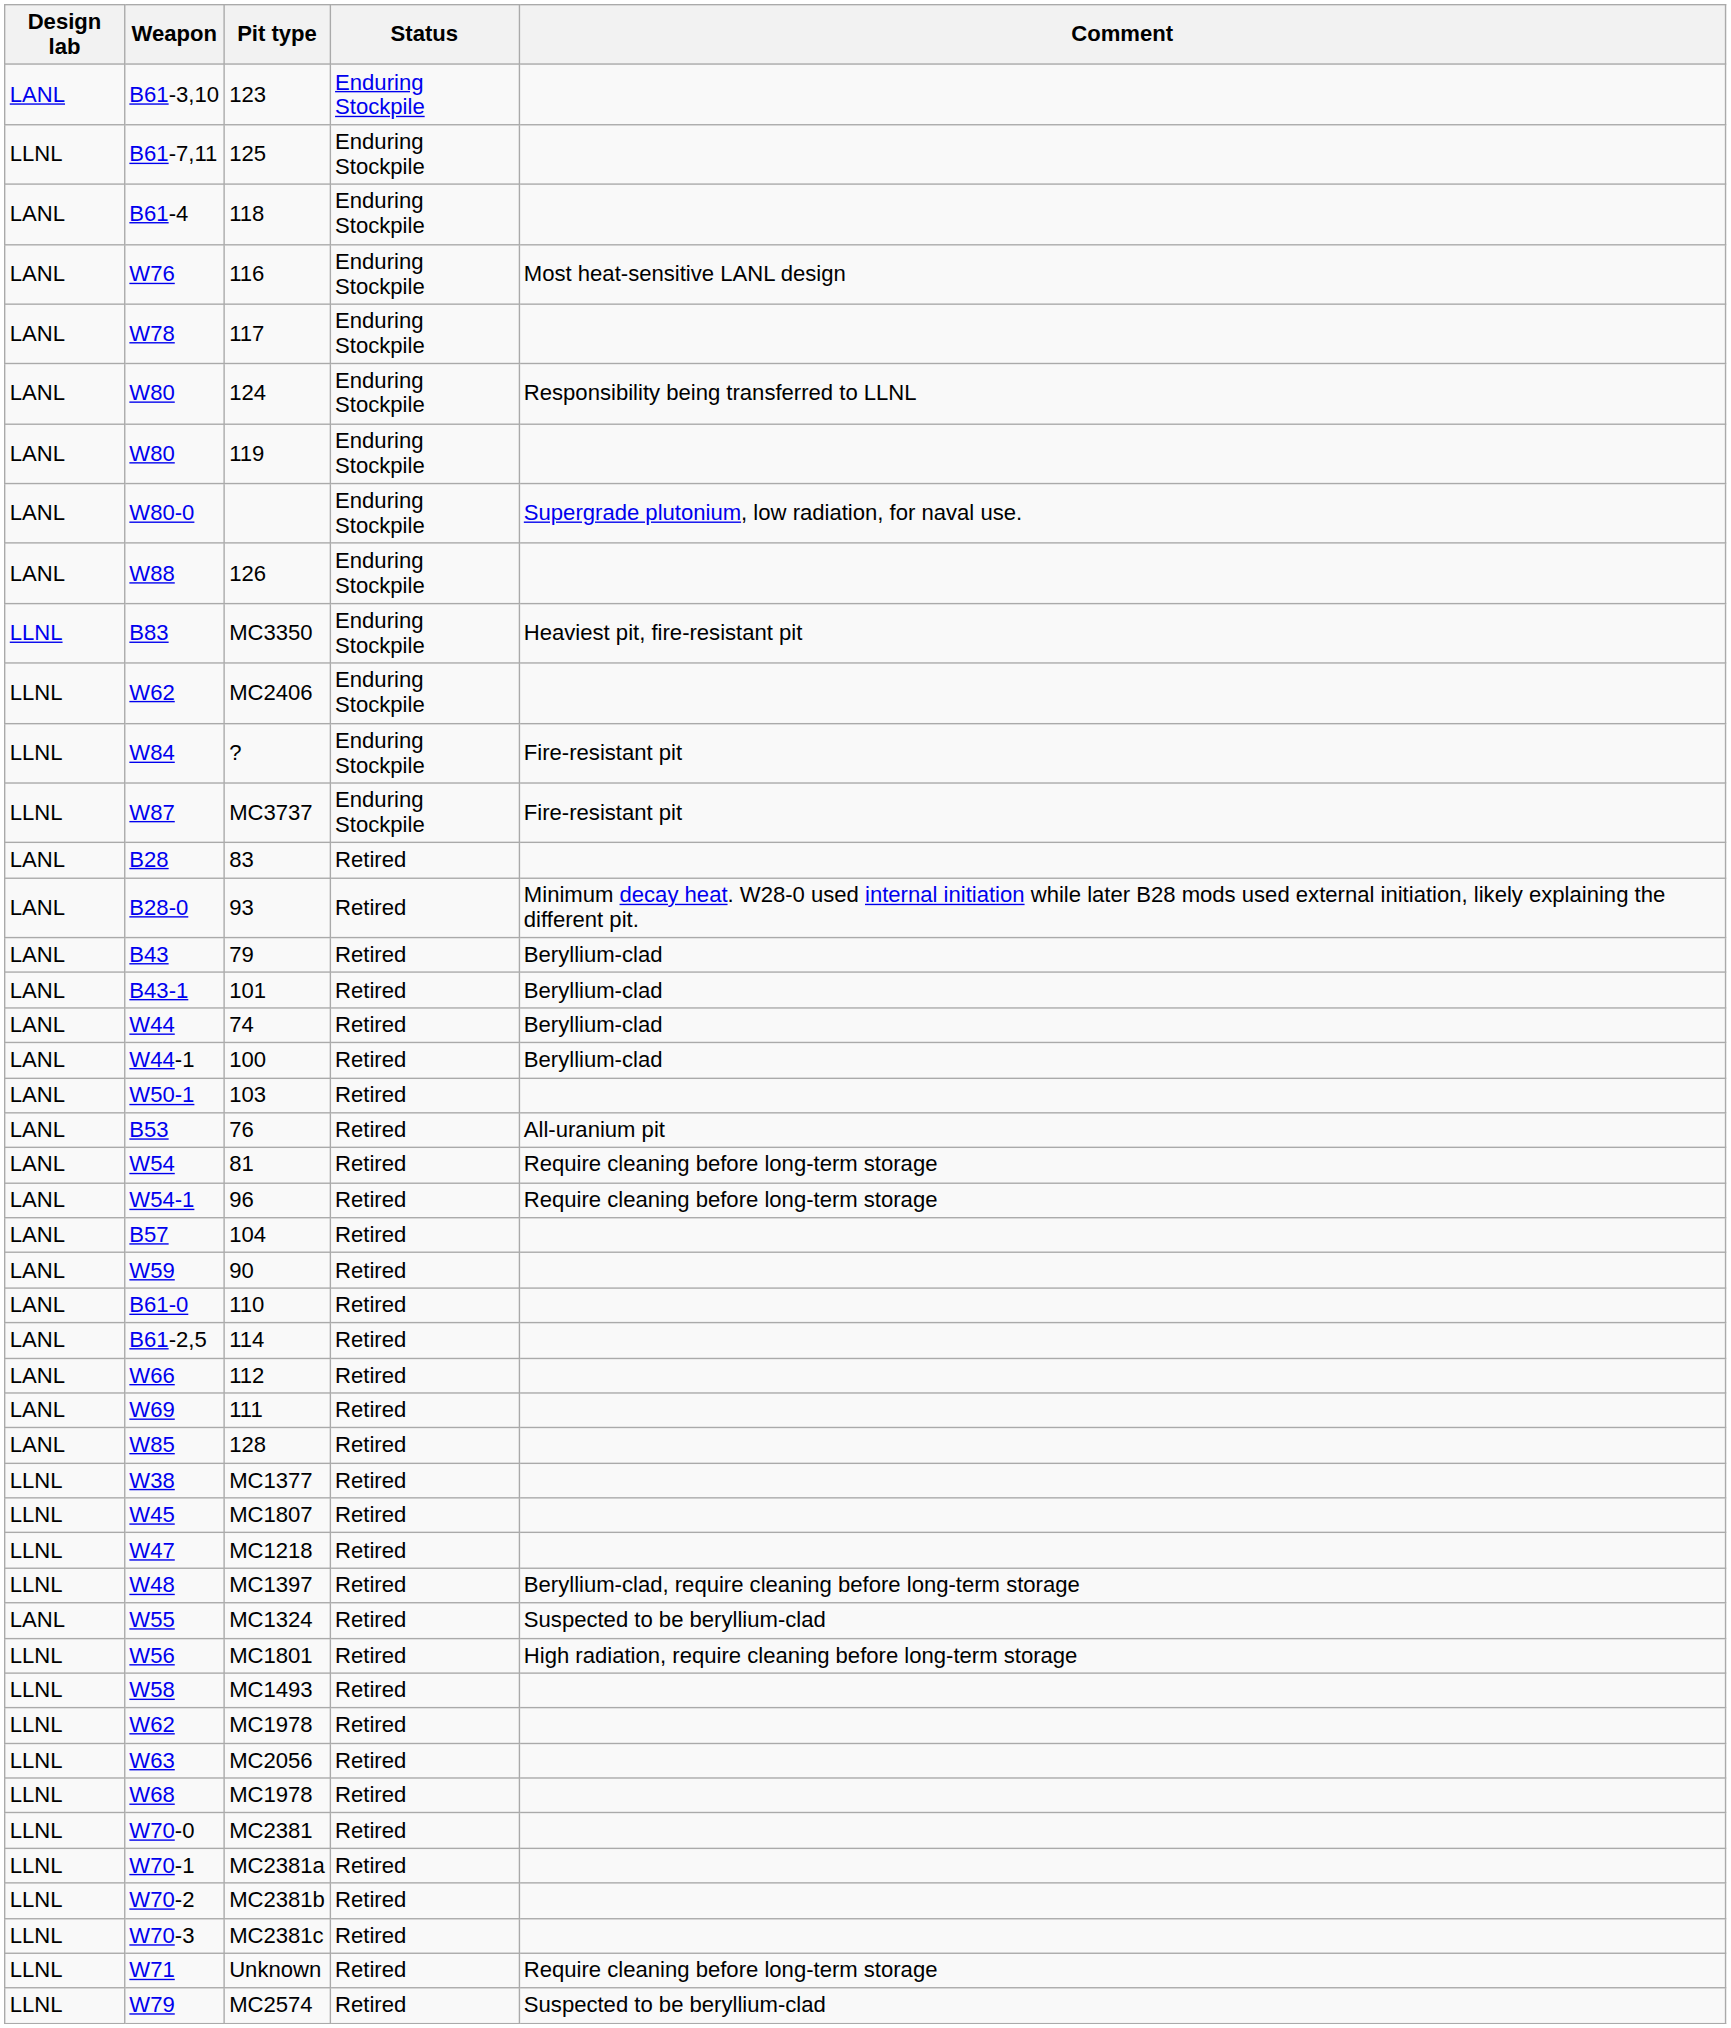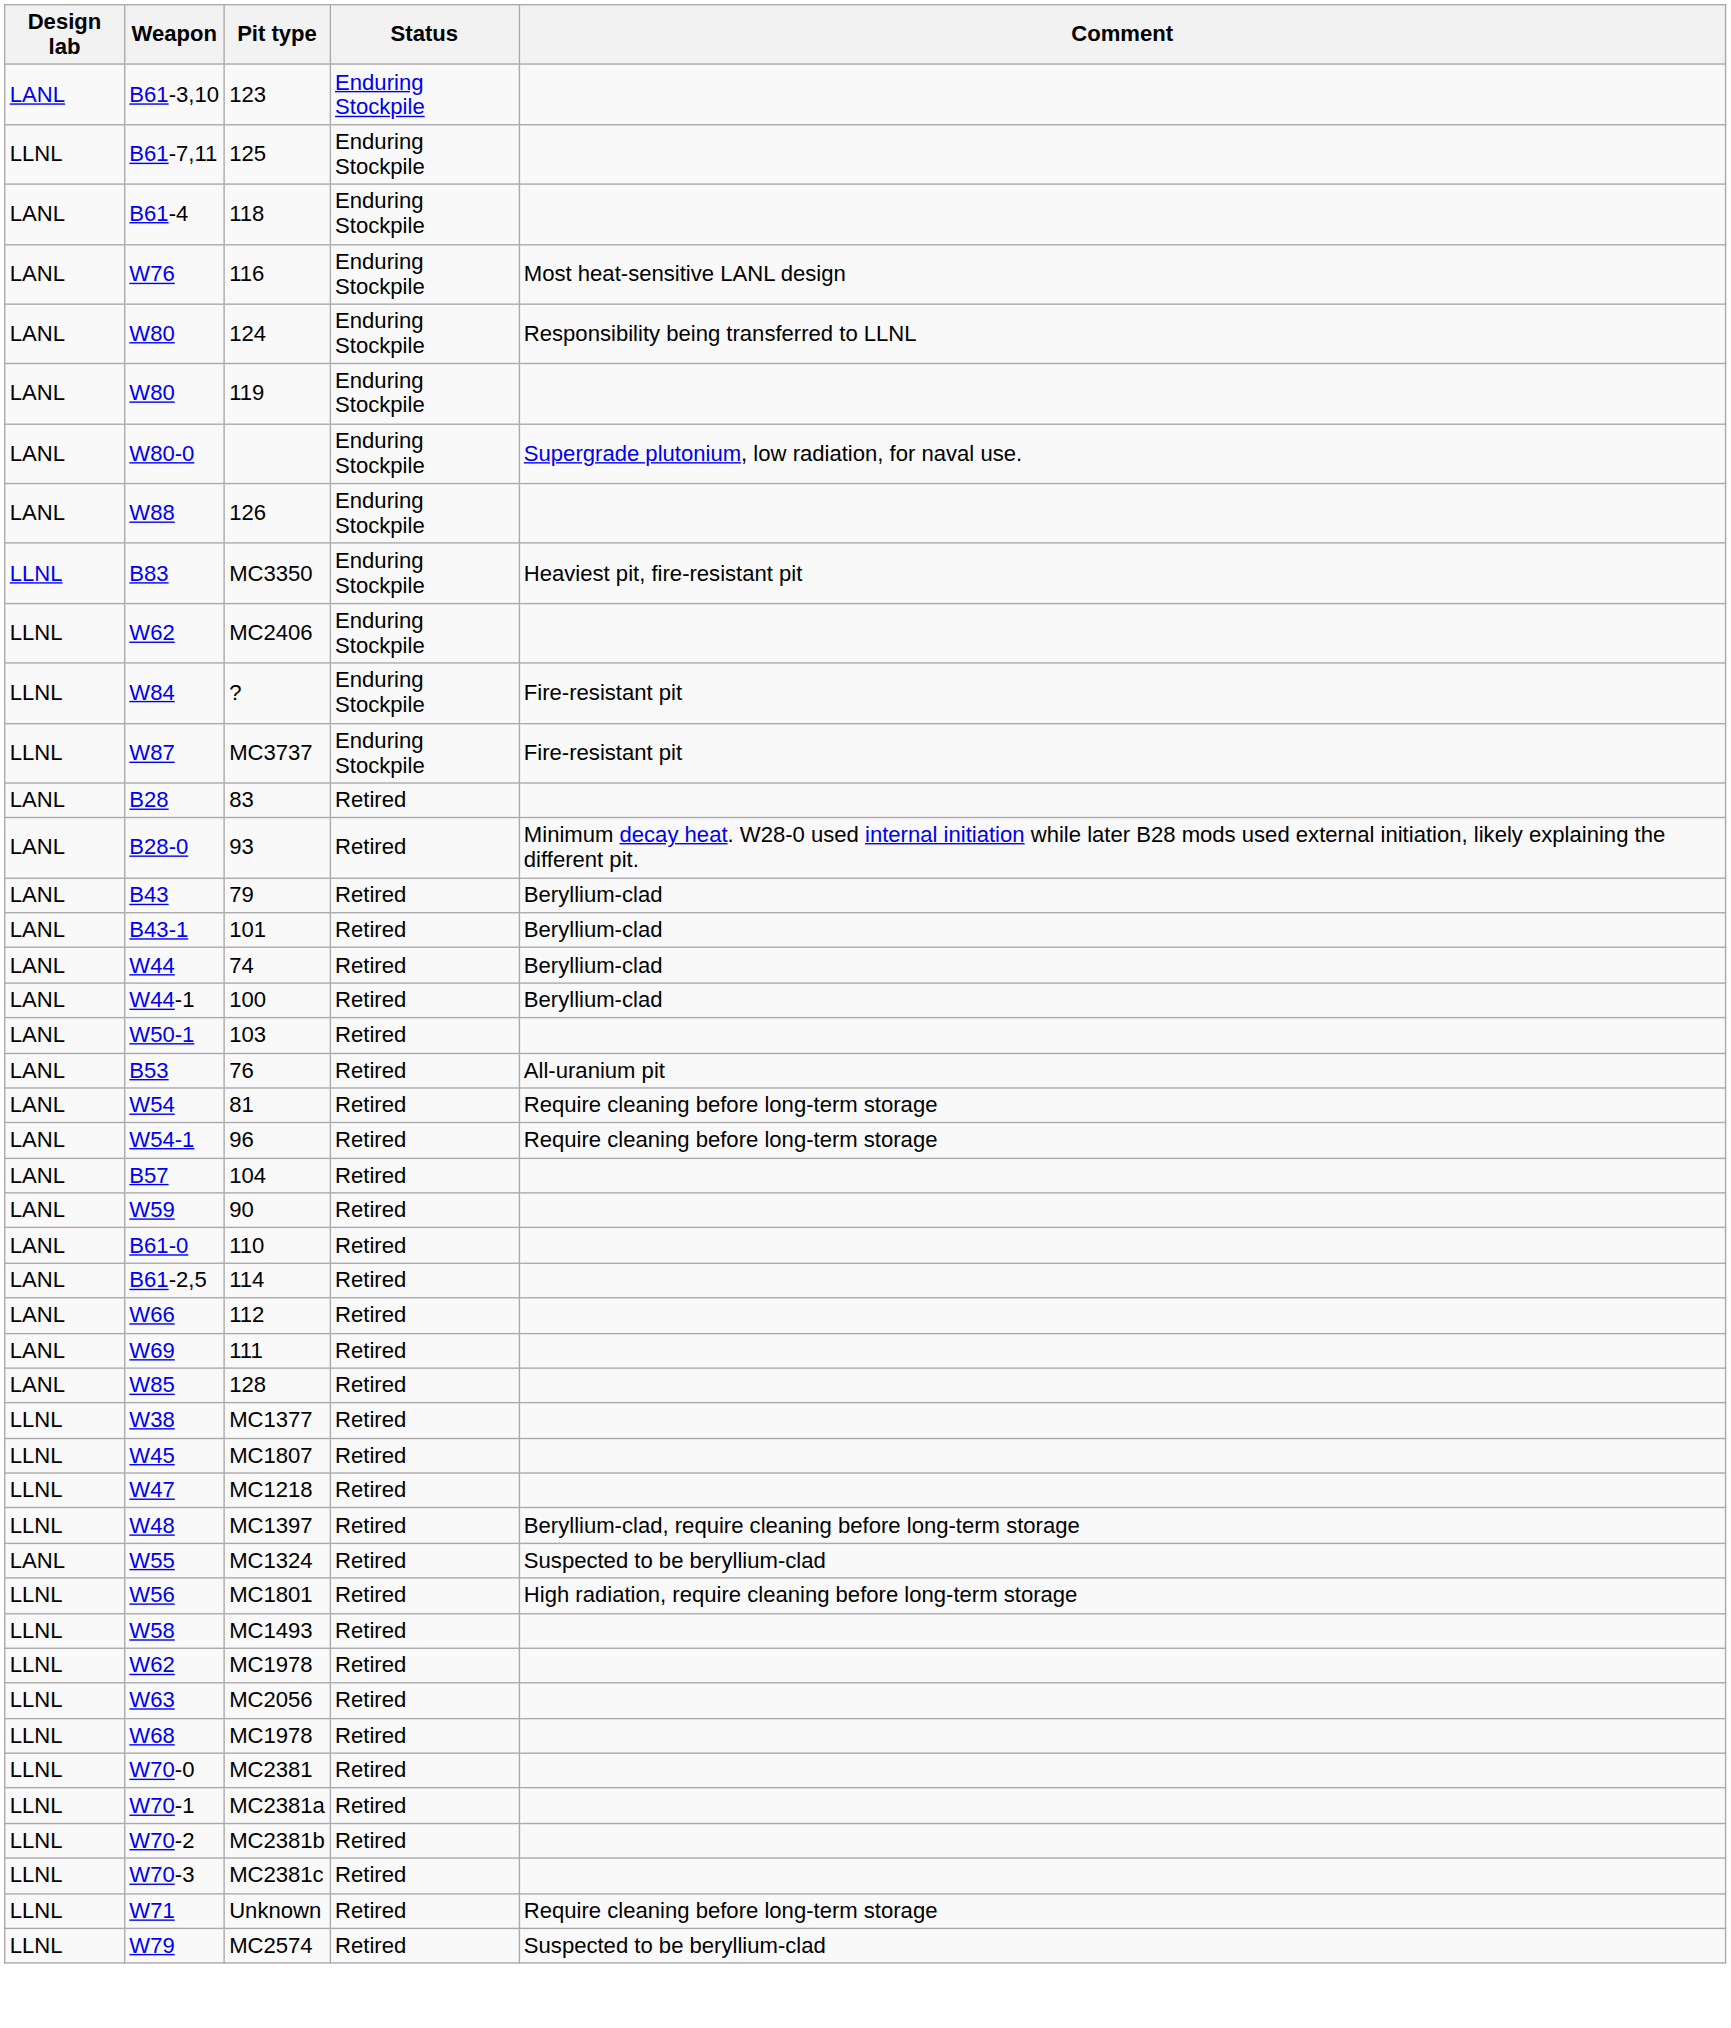- row: (152, 333)
